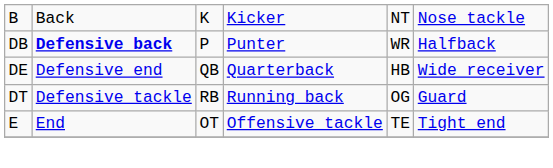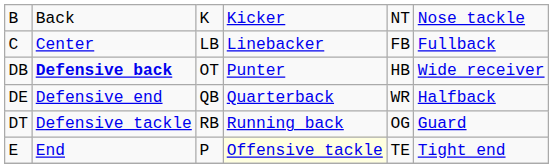+ row: (13, 44)
(204, 44) P -> (209, 71) OT
(400, 44) WR -> (400, 71) HB
(457, 44) Halfback -> (481, 71) Wide receiver
(400, 71) HB -> (400, 97) WR
(481, 71) Wide receiver -> (457, 97) Halfback
(209, 124) OT -> (204, 150) P
(305, 124) no background -> (305, 150) lightyellow background
